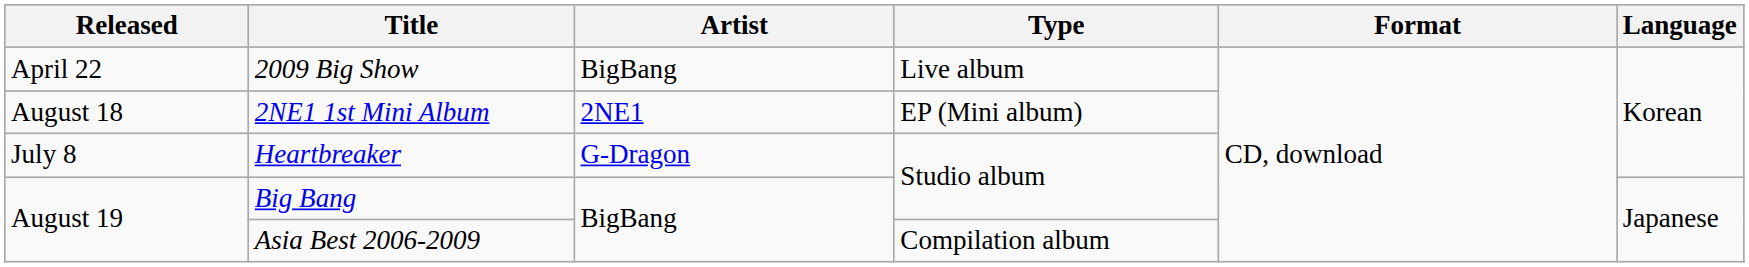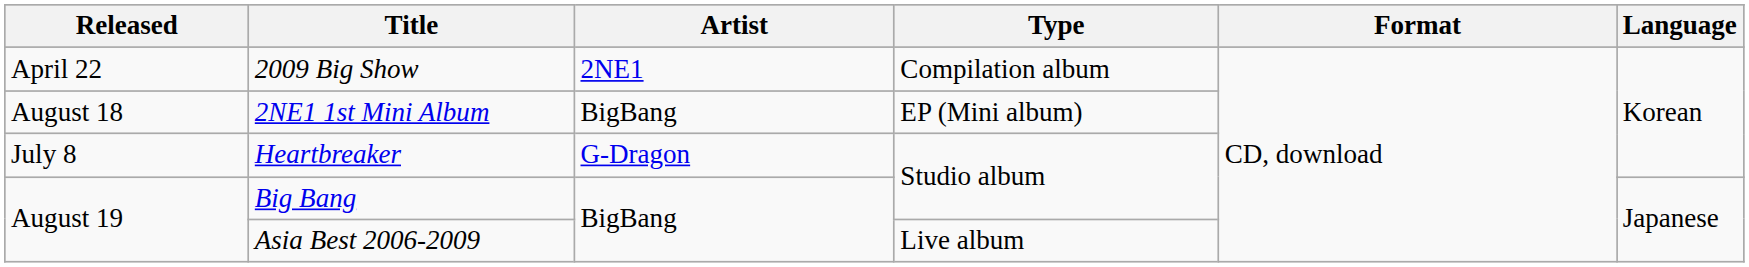(629, 68) BigBang -> (612, 68) 2NE1
(962, 68) Live album -> (1005, 68) Compilation album
(612, 111) 2NE1 -> (629, 111) BigBang
(1005, 240) Compilation album -> (962, 240) Live album
